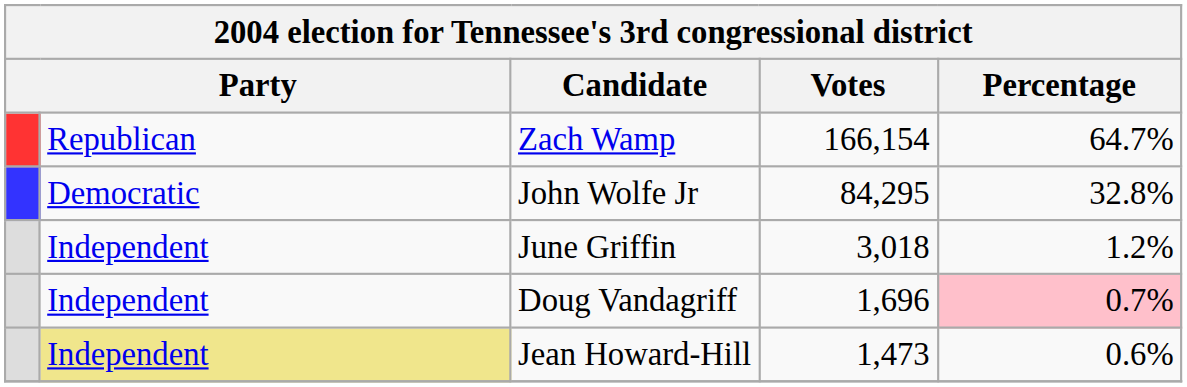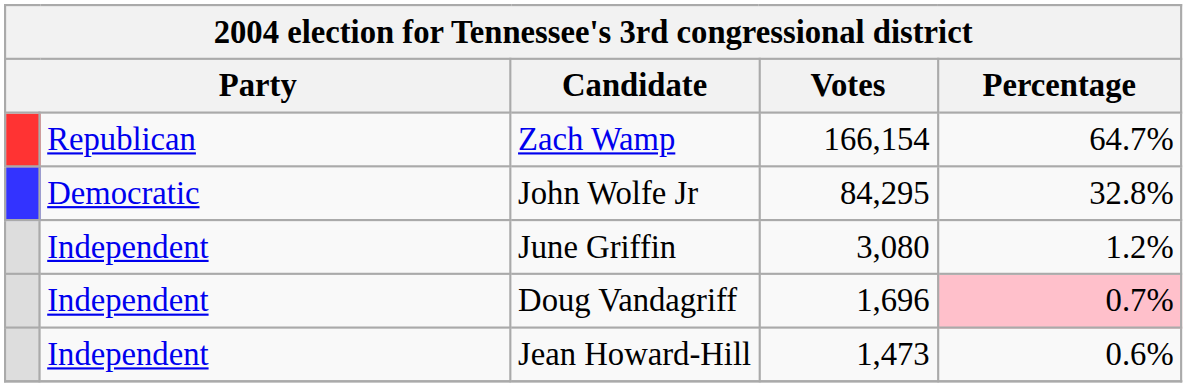(893, 247) 3,018 -> (893, 247) 3,080
(128, 354) khaki background -> (128, 354) no background
